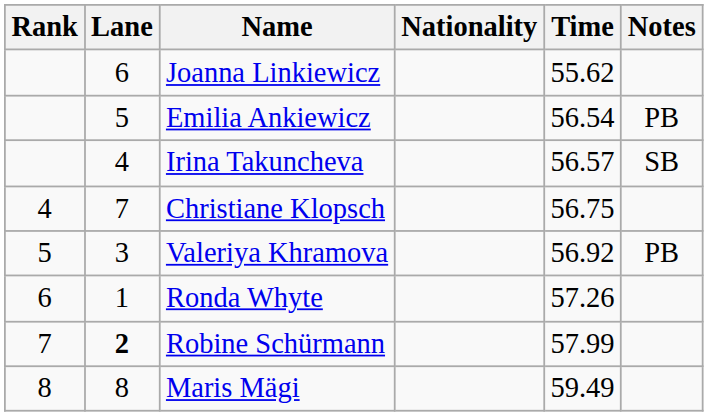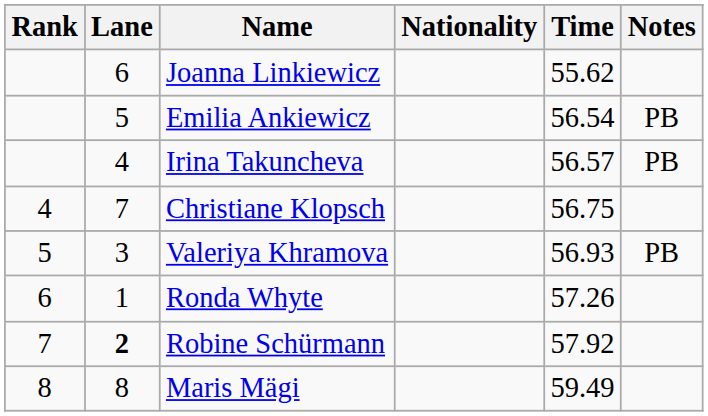(662, 162) SB -> (662, 162) PB
(583, 252) 56.92 -> (583, 252) 56.93
(583, 343) 57.99 -> (583, 343) 57.92
